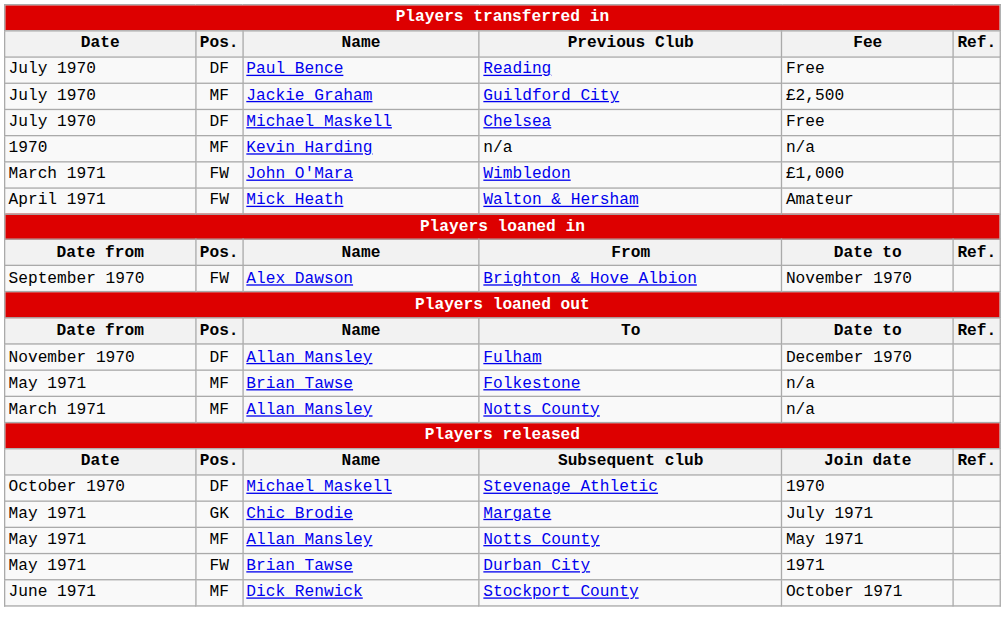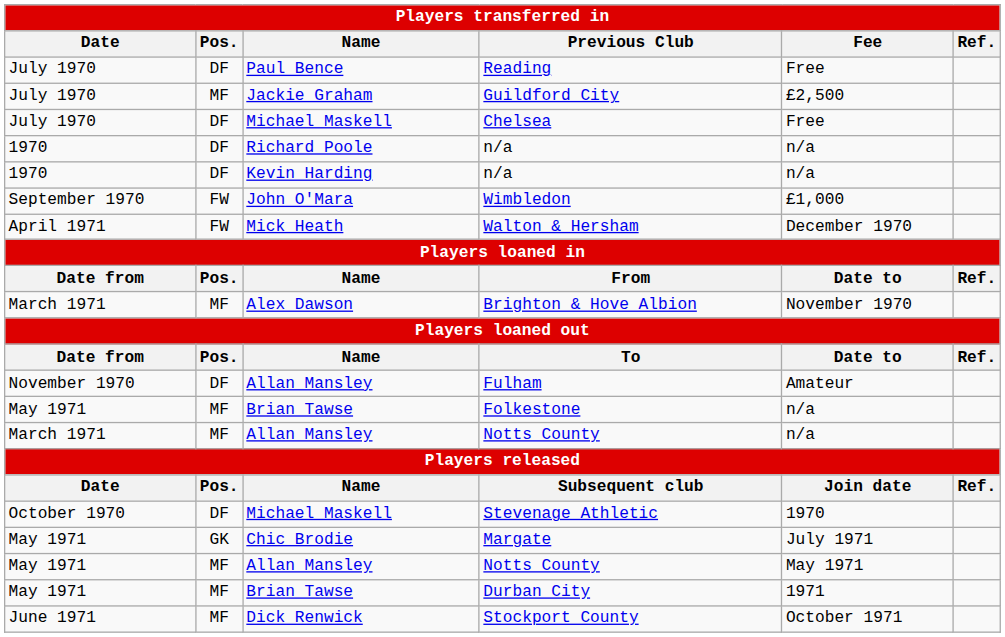+ row: (309, 149)
(219, 149) MF -> (219, 175) DF
(57, 175) March 1971 -> (76, 201) September 1970
(820, 201) Amateur -> (849, 227) December 1970
(76, 279) September 1970 -> (57, 305) March 1971
(219, 279) FW -> (219, 305) MF
(849, 358) December 1970 -> (820, 384) Amateur
(219, 567) FW -> (219, 593) MF
